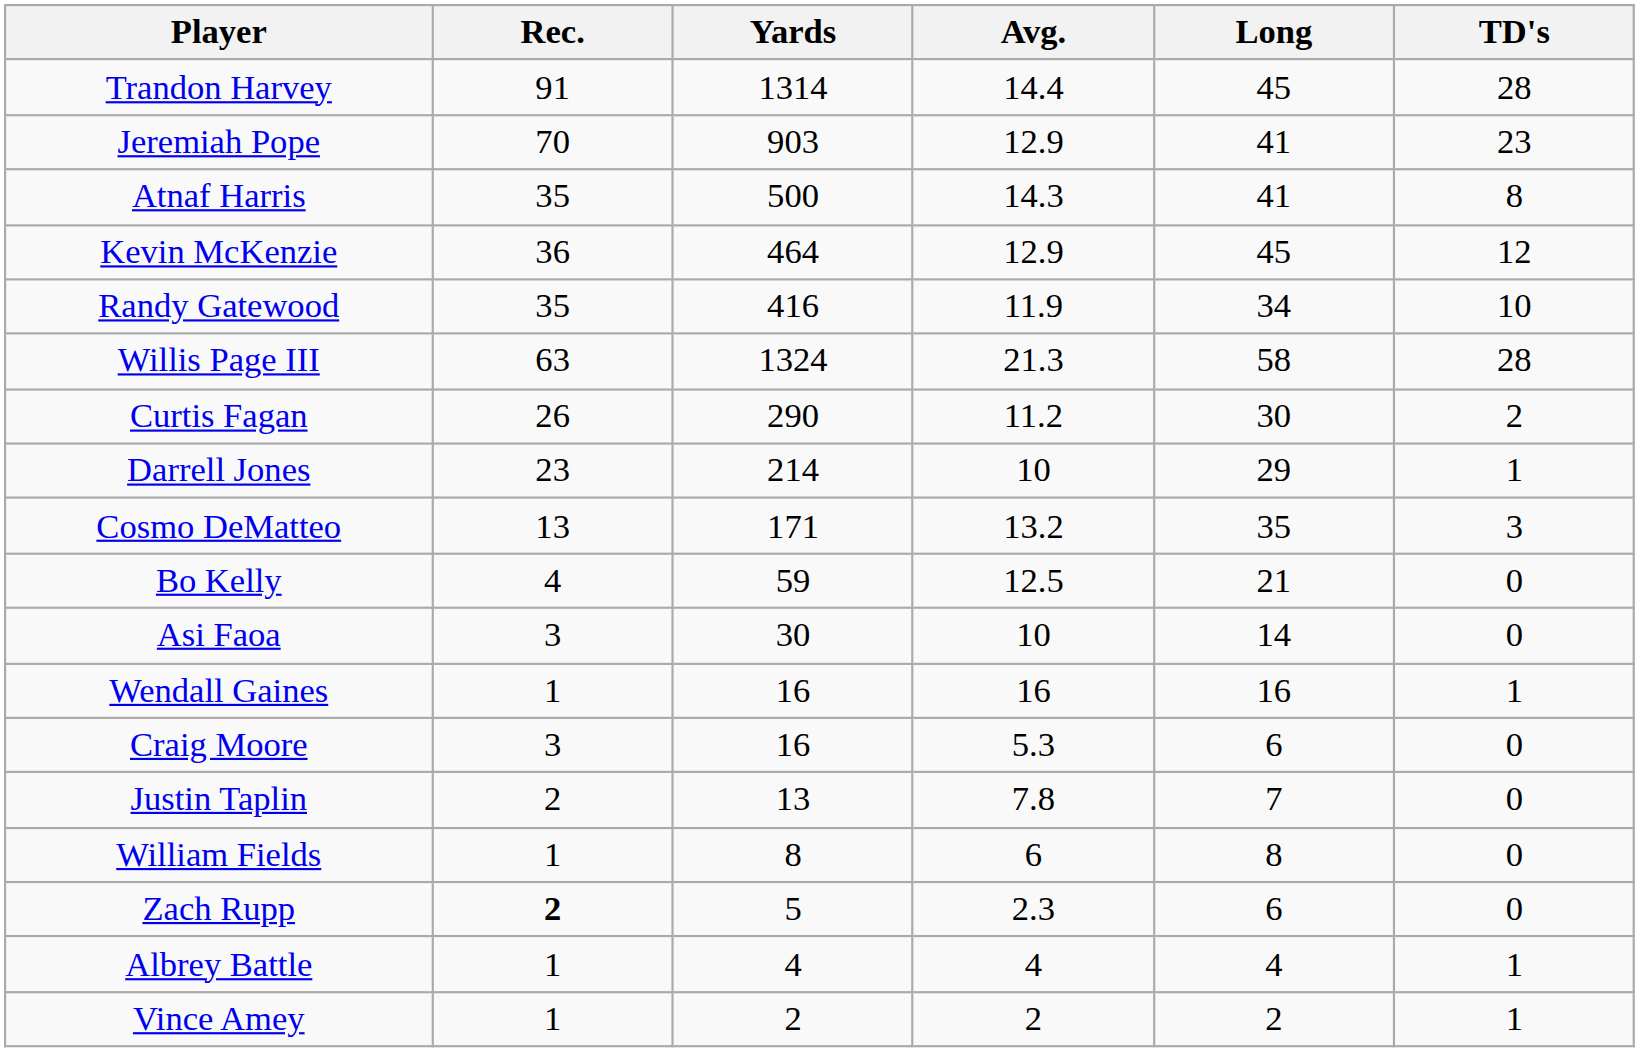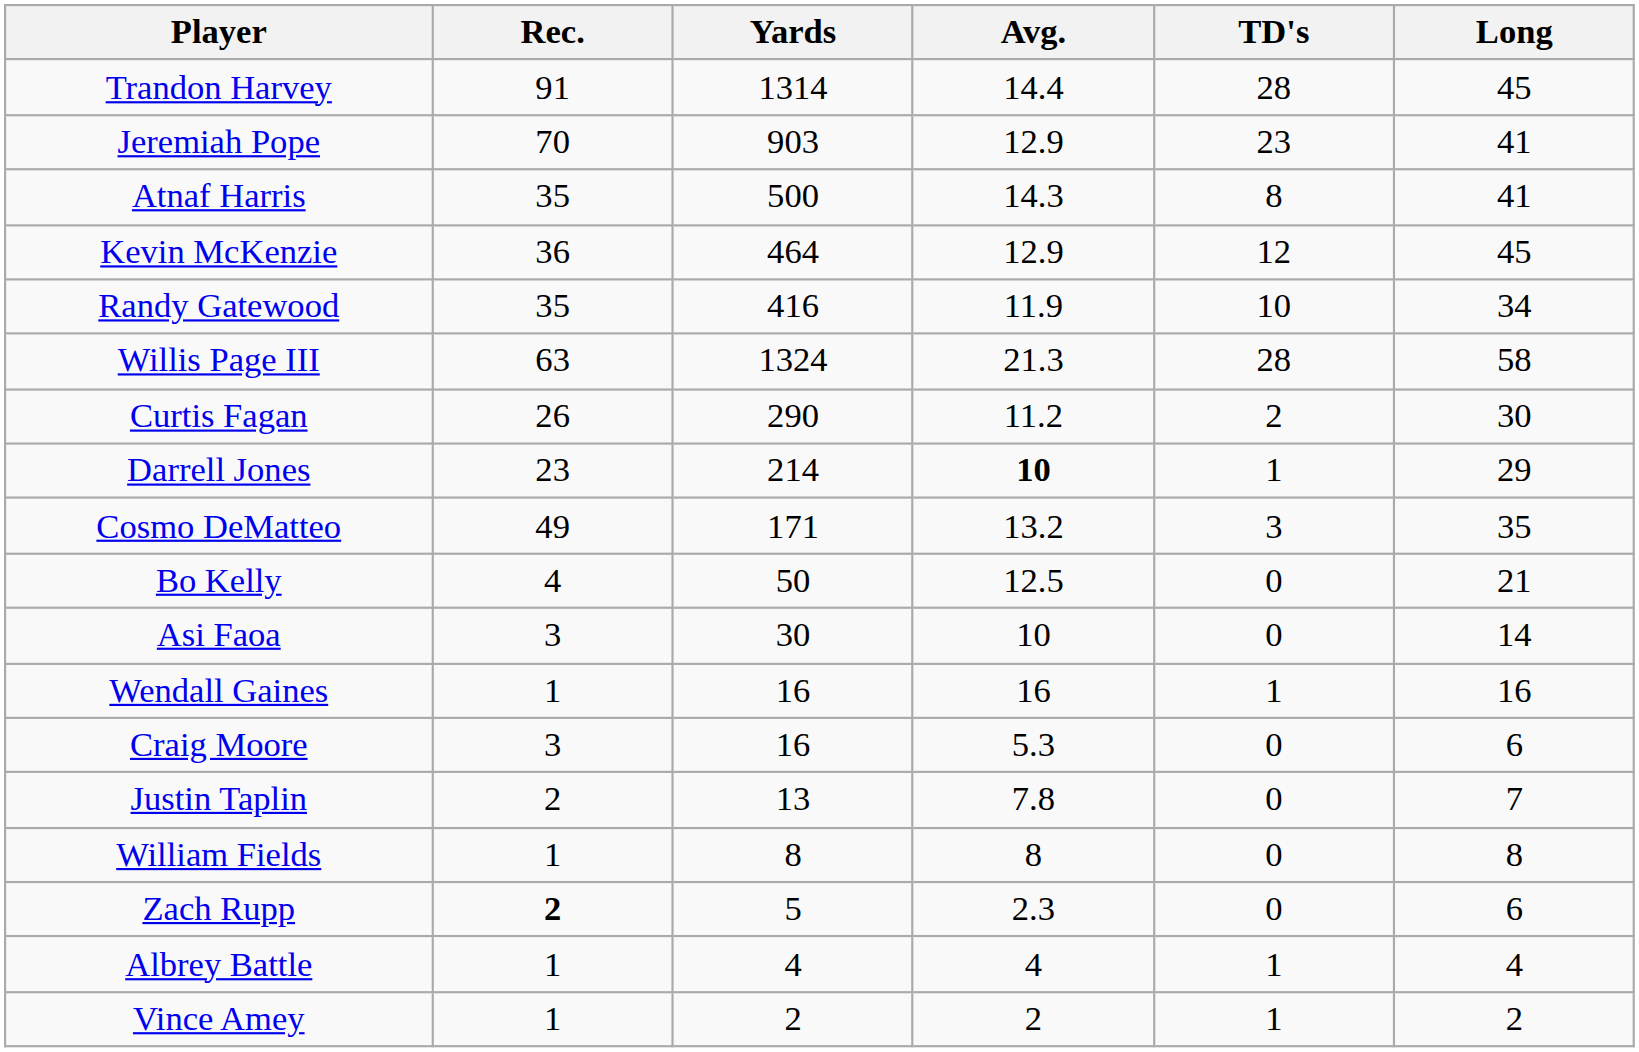columns swapped: (1514, 31) <-> (1274, 31)
(1033, 470) normal -> (1033, 470) bold
(553, 525) 13 -> (553, 525) 49
(793, 580) 59 -> (793, 580) 50
(1033, 854) 6 -> (1033, 854) 8
